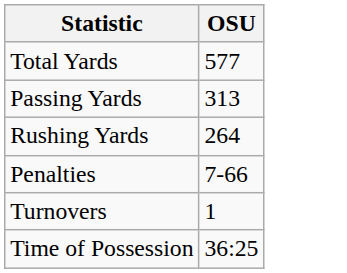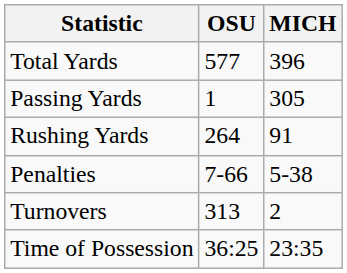+ column: (303, 23)
(222, 98) 313 -> (210, 98) 1
(210, 211) 1 -> (222, 211) 313
